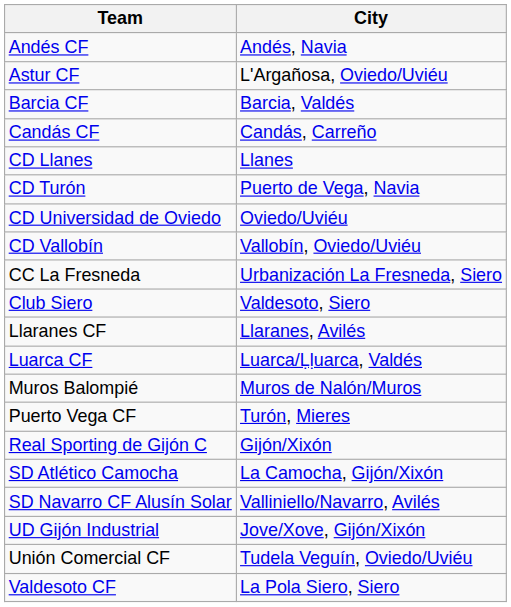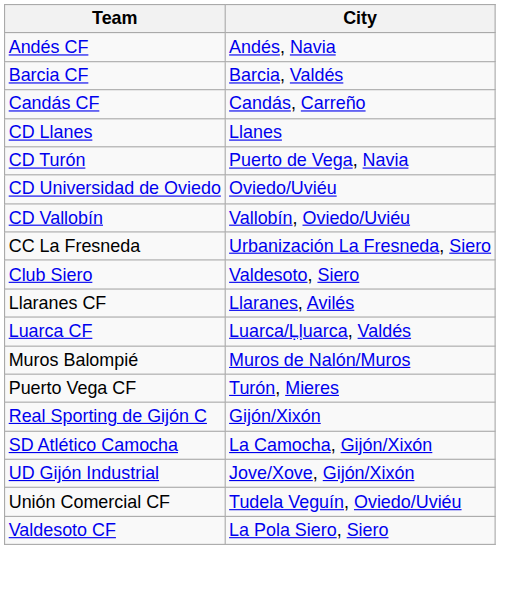- row: (44, 75)
- row: (120, 501)
